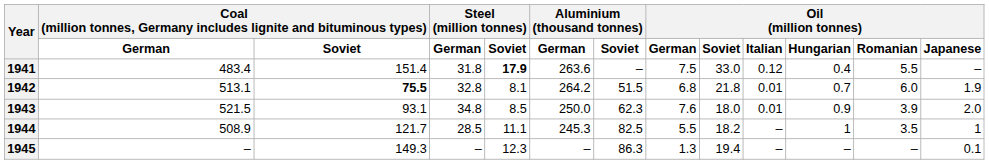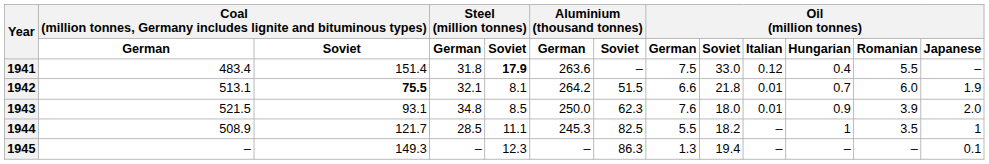(470, 88) 32.8 -> (470, 88) 32.1
(688, 88) 6.8 -> (688, 88) 6.6
